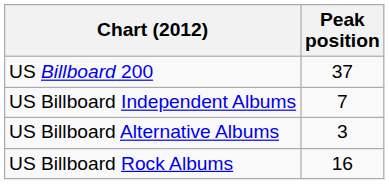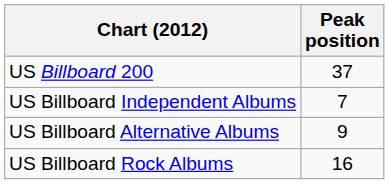(342, 132) 3 -> (342, 132) 9
